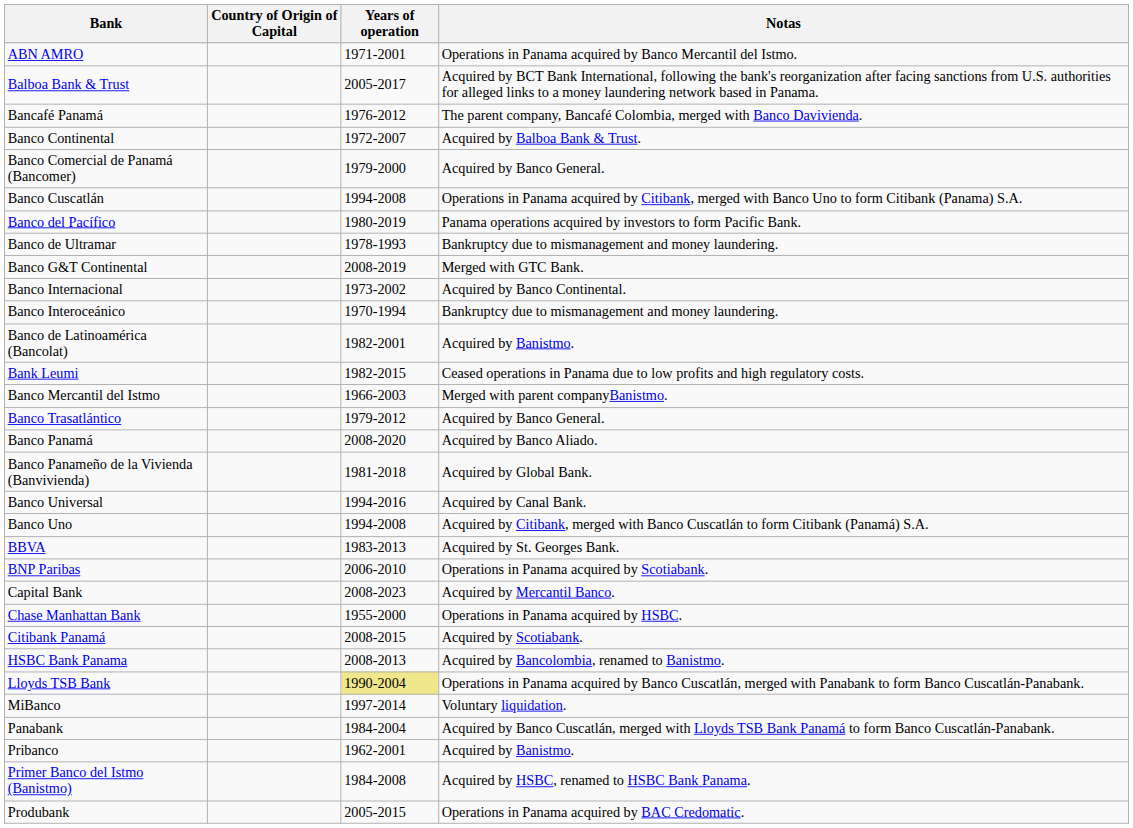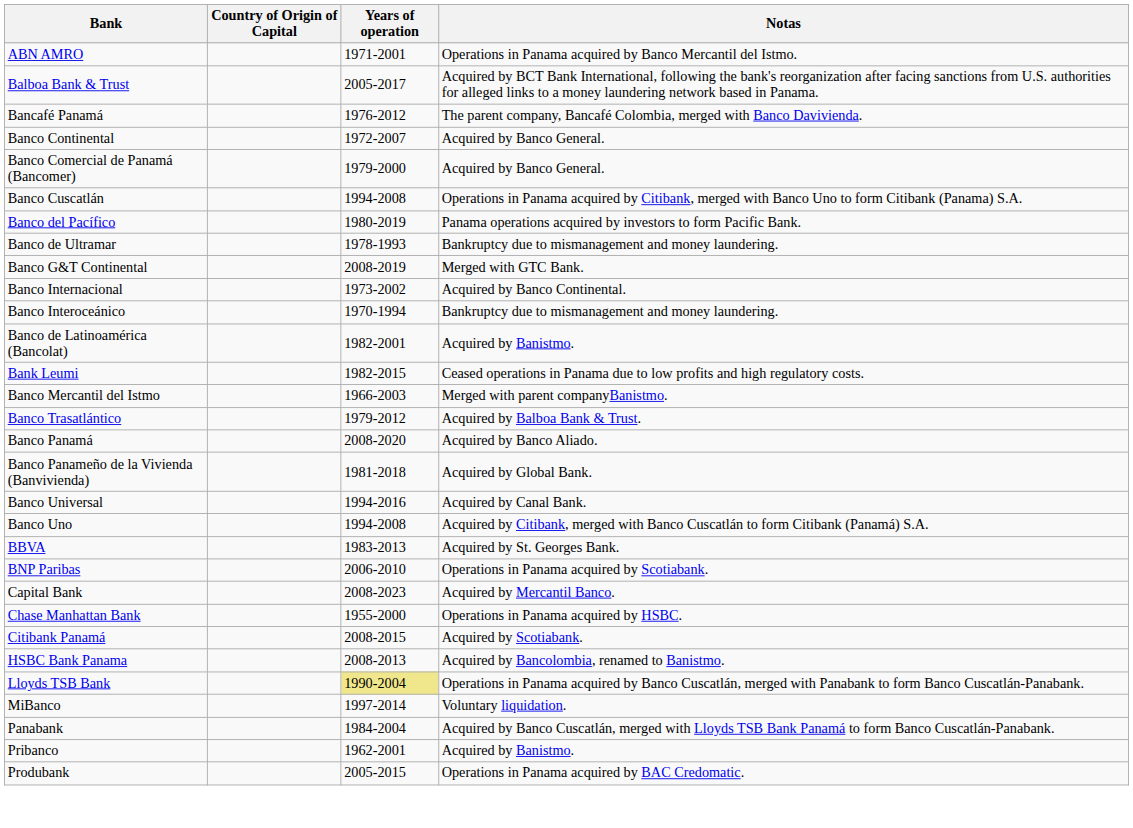(541, 138) Acquired by Balboa Bank & Trust. -> (523, 138) Acquired by Banco General.
(523, 418) Acquired by Banco General. -> (541, 418) Acquired by Balboa Bank & Trust.
- row: (76, 781)
